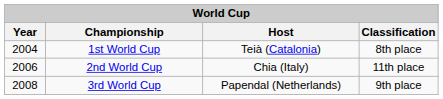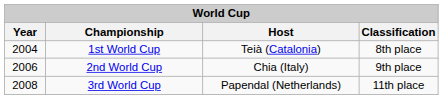(398, 68) 11th place -> (398, 68) 9th place
(398, 86) 9th place -> (398, 86) 11th place
